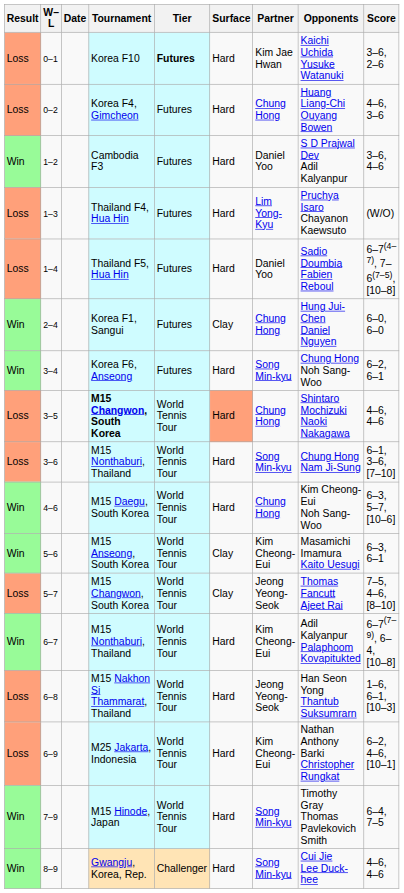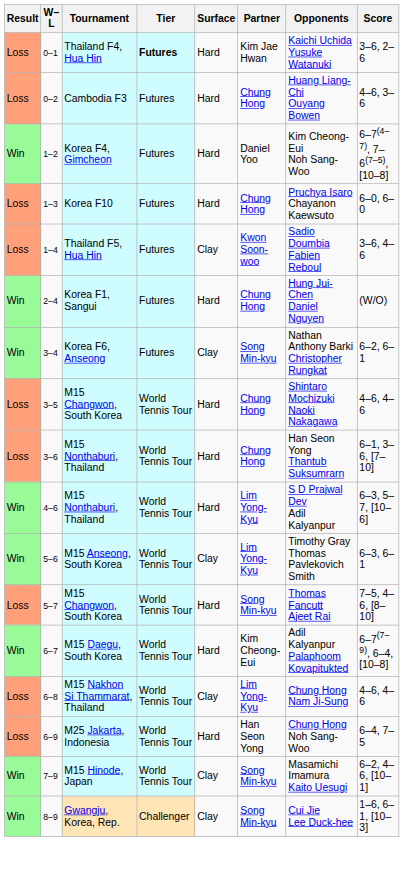- column: (75, 18)
(115, 58) Korea F10 -> (93, 52) Thailand F4, Hua Hin
(115, 110) Korea F4, Gimcheon -> (96, 98) Cambodia F3
(115, 161) Cambodia F3 -> (88, 154) Korea F4, Gimcheon
(328, 161) S D Prajwal Dev Adil Kalyanpur -> (319, 154) Kim Cheong-Eui Noh Sang-Woo
(376, 161) 3–6, 4–6 -> (374, 154) 6–7(4–7), 7–6(7–5), [10–8]
(120, 213) Thailand F4, Hua Hin -> (89, 204) Korea F10
(269, 213) Lim Yong-Kyu -> (256, 204) Chung Hong
(380, 213) (W/O) -> (377, 204) 6–0, 6–0
(224, 269) Hard -> (208, 249) Clay
(270, 269) Daniel Yoo -> (254, 249) Kwon Soon-woo
(381, 269) 6–7(4–7), 7–6(7–5), [10–8] -> (377, 249) 3–6, 4–6
(223, 324) Clay -> (209, 301) Hard
(376, 324) 6–0, 6–0 -> (373, 301) (W/O)
(224, 370) Hard -> (208, 353) Clay
(330, 370) Chung Hong Noh Sang-Woo -> (321, 353) Nathan Anthony Barki Christopher Rungkat
(119, 416) bold -> (93, 404) normal
(224, 416) lightsalmon background -> (209, 404) no background
(273, 462) Song Min-kyu -> (256, 456) Chung Hong
(331, 462) Chung Hong Nam Ji-Sung -> (316, 456) Han Seon Yong Thantub Suksumrarn
(120, 507) M15 Daegu, South Korea -> (91, 507) M15 Nonthaburi, Thailand
(271, 507) Chung Hong -> (254, 507) Lim Yong-Kyu
(331, 507) Kim Cheong-Eui Noh Sang-Woo -> (315, 507) S D Prajwal Dev Adil Kalyanpur
(275, 553) Kim Cheong-Eui -> (254, 559) Lim Yong-Kyu
(330, 553) Masamichi Imamura Kaito Uesugi -> (319, 559) Timothy Gray Thomas Pavlekovich Smith
(223, 593) Clay -> (209, 605) Hard
(272, 593) Jeong Yeong-Seok -> (258, 605) Song Min-kyu
(118, 642) M15 Nonthaburi, Thailand -> (93, 650) M15 Daegu, South Korea
(224, 696) Hard -> (208, 696) Clay
(272, 696) Jeong Yeong-Seok -> (254, 696) Lim Yong-Kyu
(329, 696) Han Seon Yong Thantub Suksumrarn -> (318, 696) Chung Hong Nam Ji-Sung
(381, 696) 1–6, 6–1, [10–3] -> (377, 696) 4–6, 4–6
(275, 753) Kim Cheong-Eui -> (252, 736) Han Seon Yong
(327, 753) Nathan Anthony Barki Christopher Rungkat -> (317, 736) Chung Hong Noh Sang-Woo
(381, 753) 6–2, 4–6, [10–1] -> (377, 736) 6–4, 7–5
(224, 817) Hard -> (208, 776) Clay
(328, 817) Timothy Gray Thomas Pavlekovich Smith -> (318, 776) Masamichi Imamura Kaito Uesugi
(376, 817) 6–4, 7–5 -> (377, 776) 6–2, 4–6, [10–1]
(224, 868) Hard -> (208, 816) Clay
(376, 868) 4–6, 4–6 -> (377, 816) 1–6, 6–1, [10–3]
